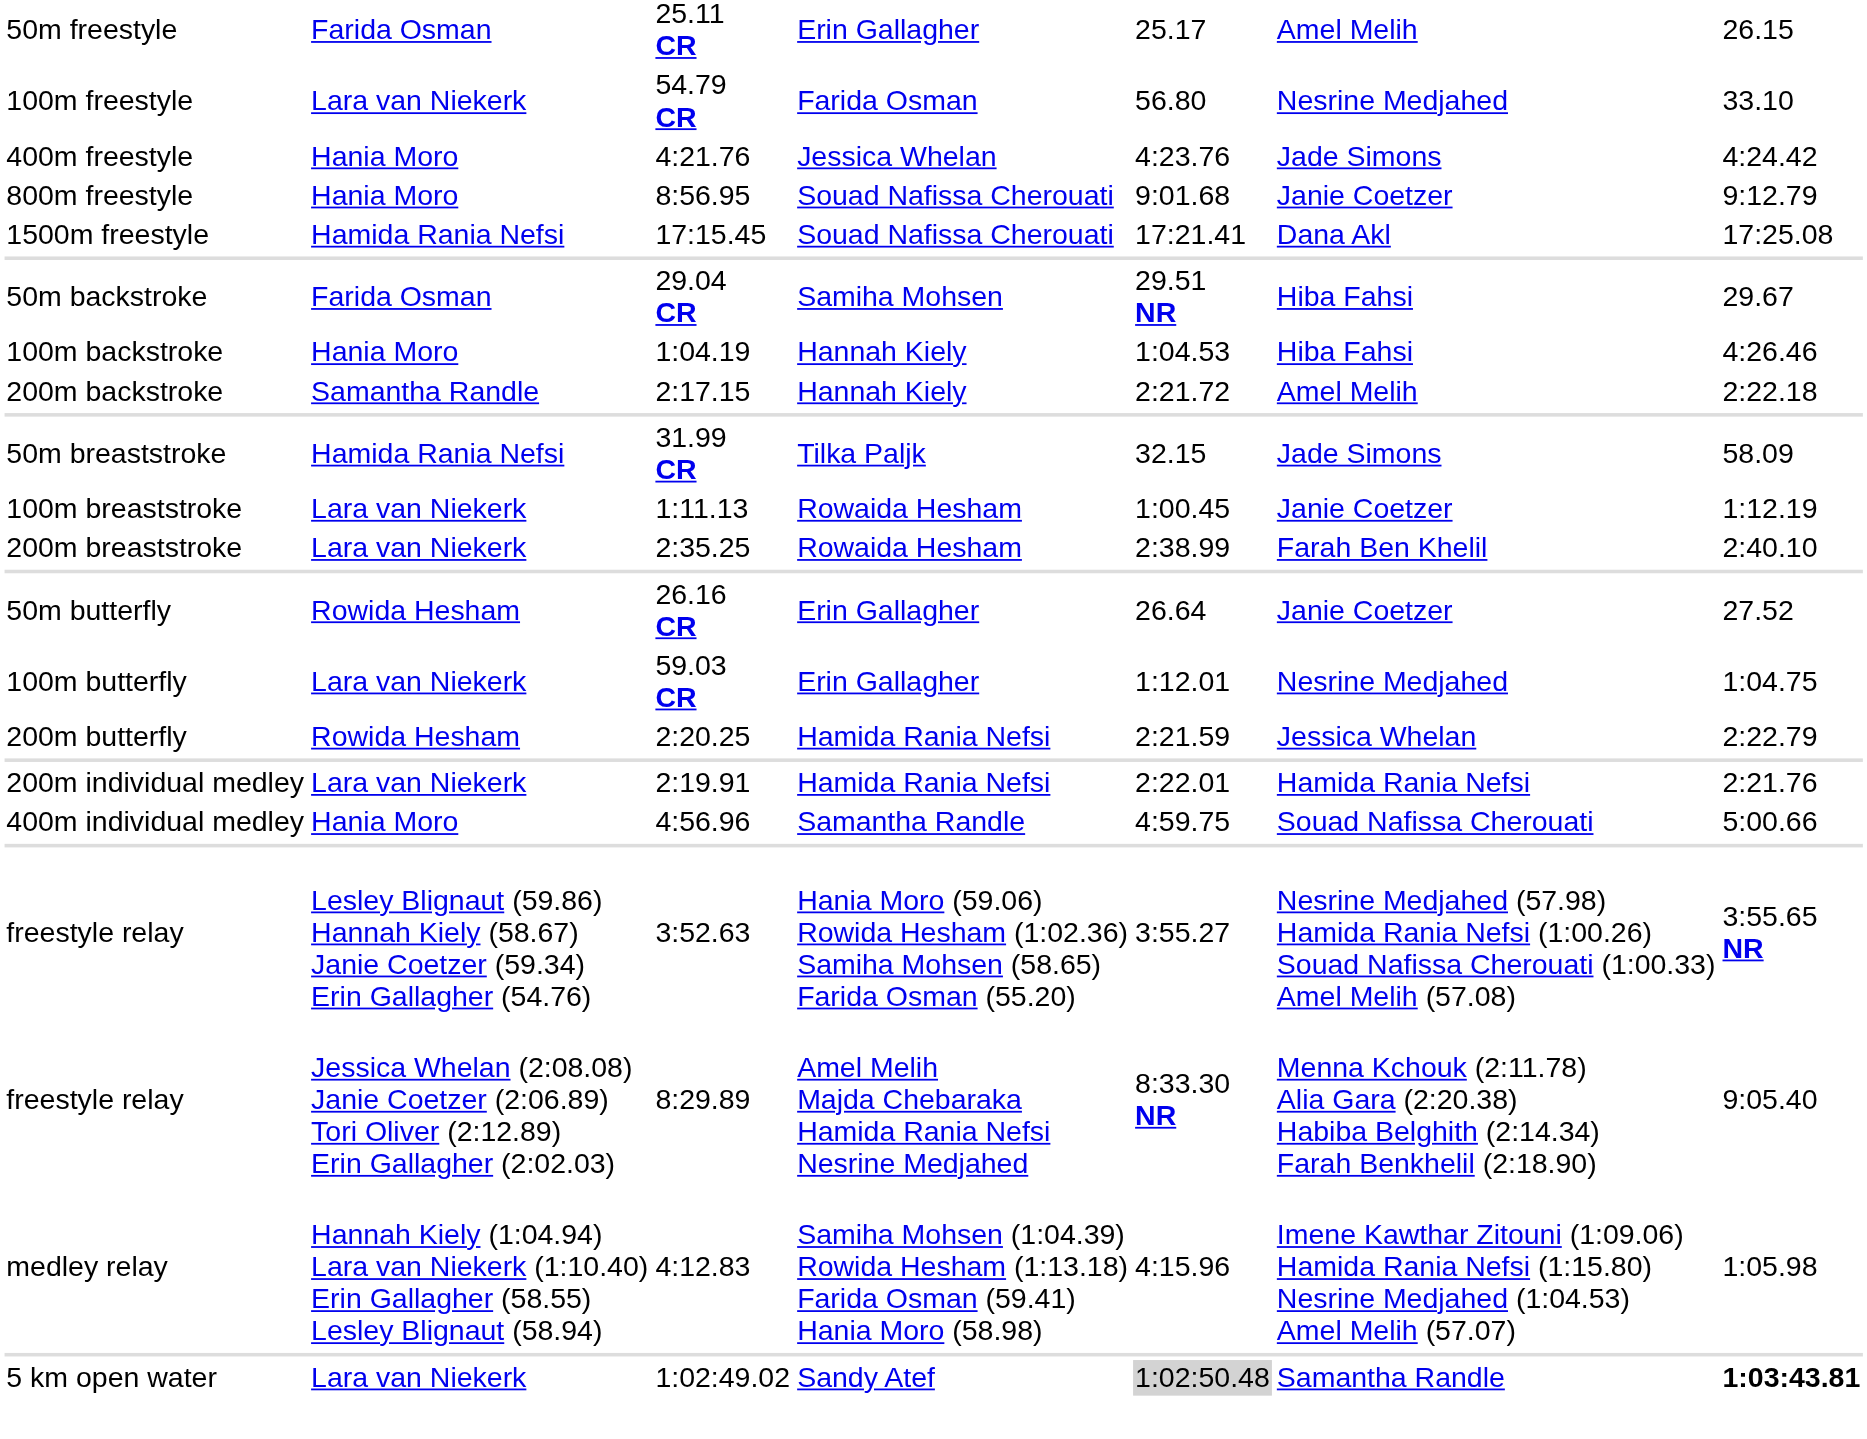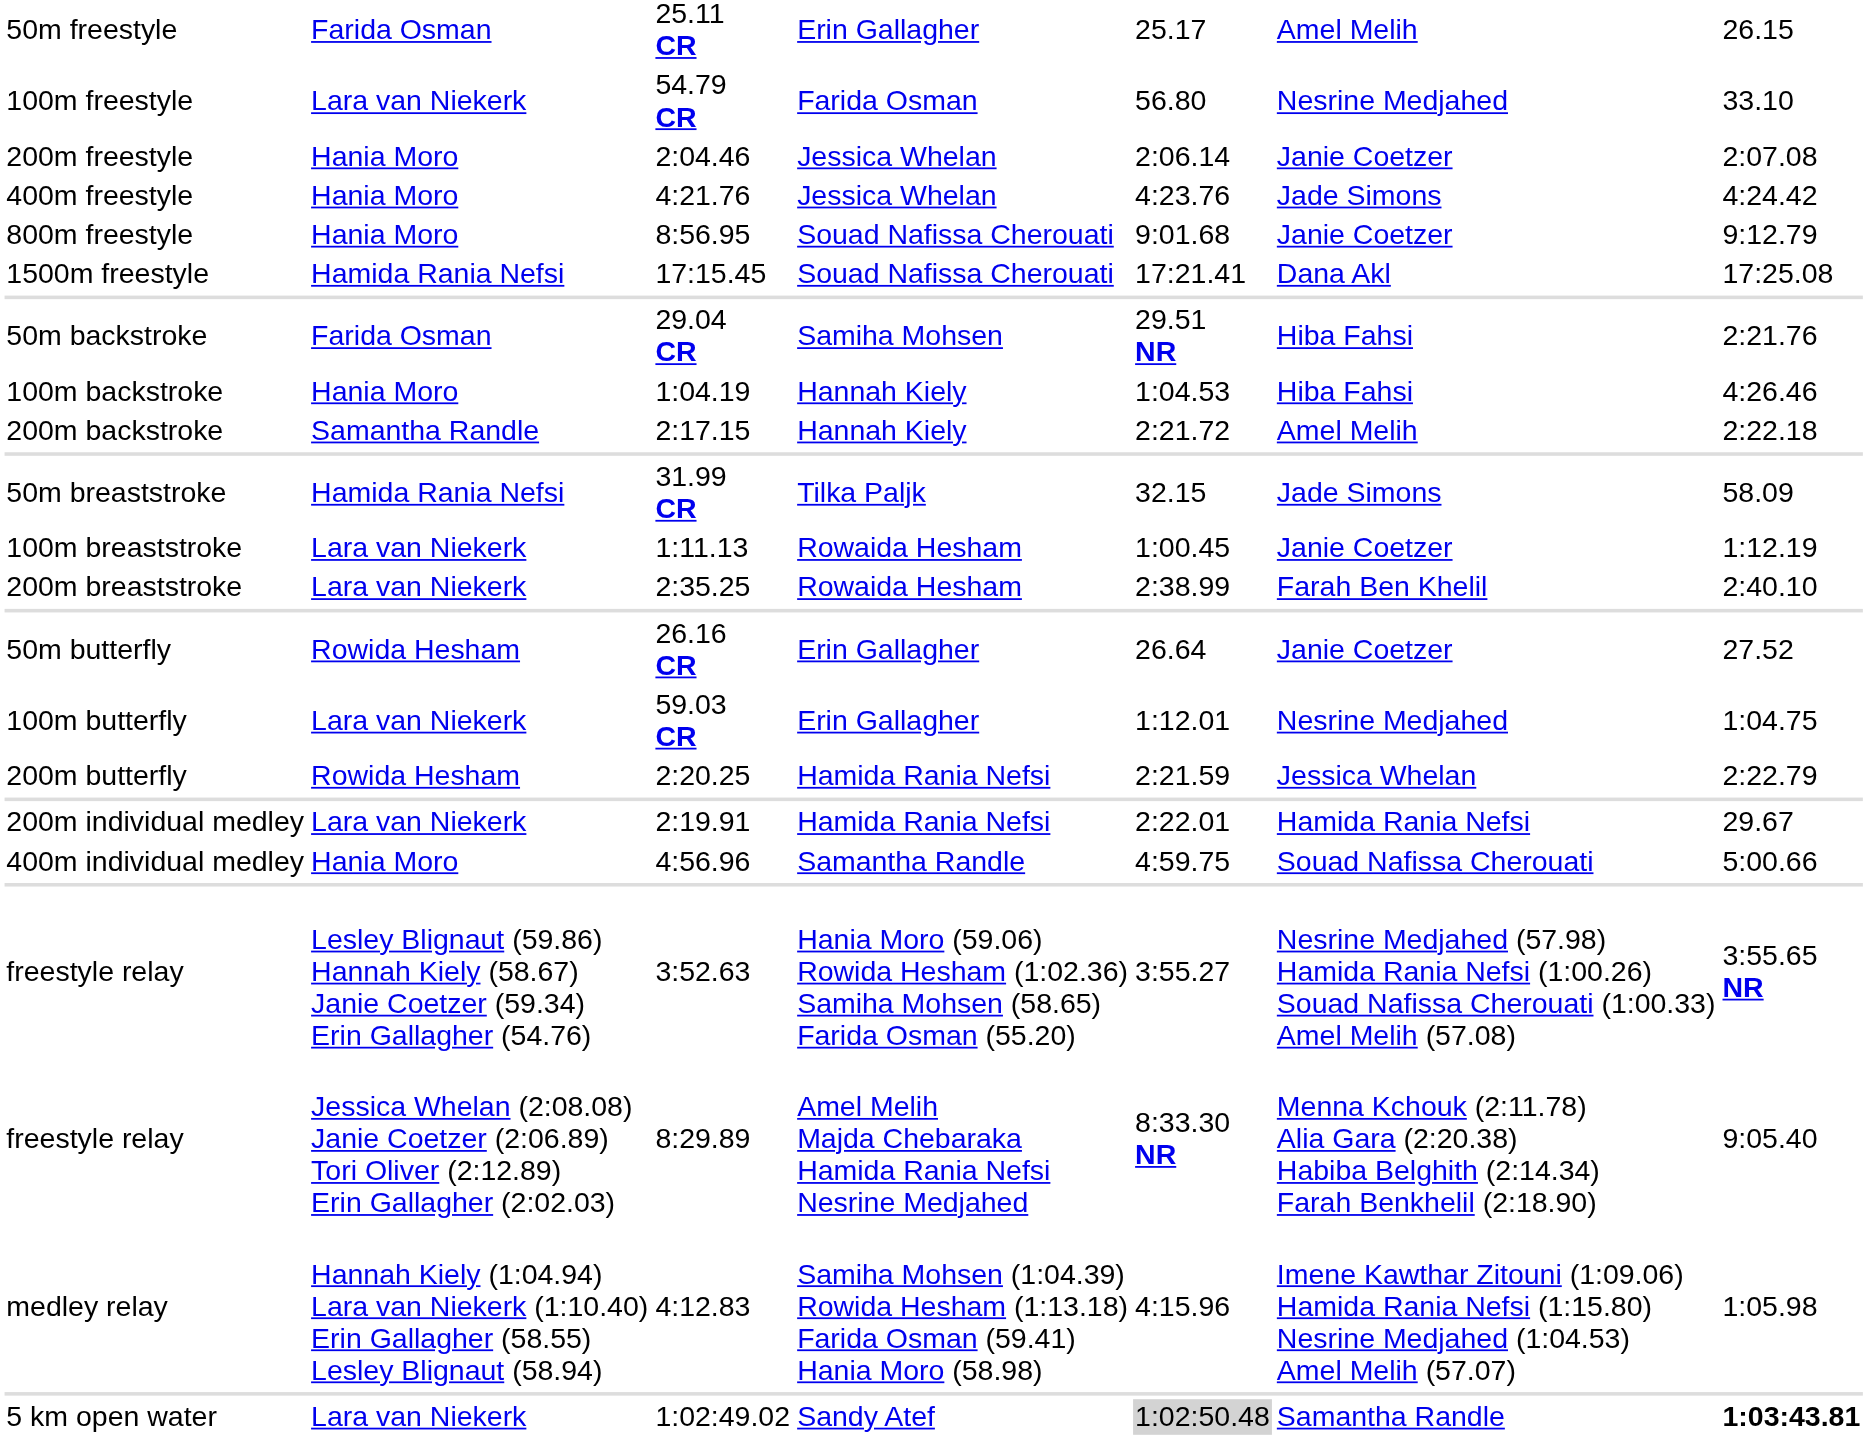+ row: (100, 156)
(1758, 296) 29.67 -> (1770, 336) 2:21.76
(1770, 782) 2:21.76 -> (1758, 822) 29.67
